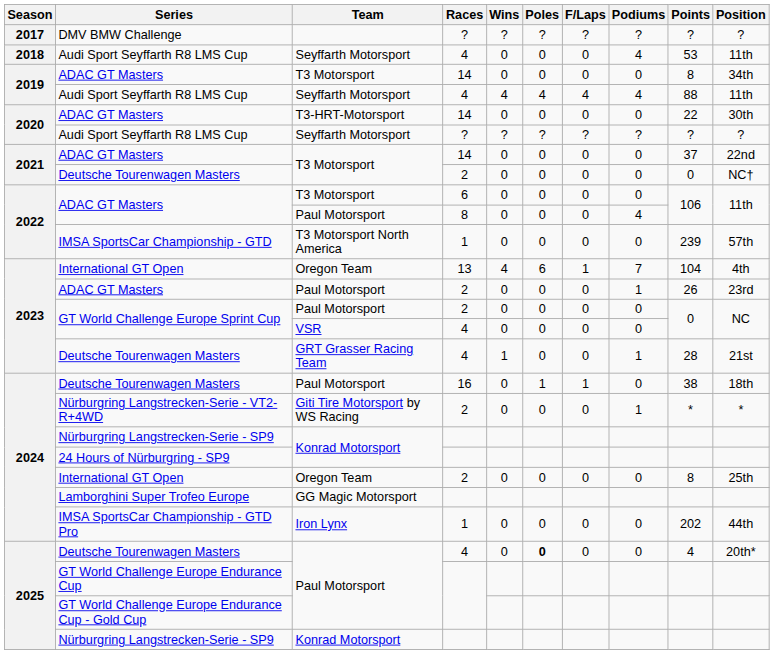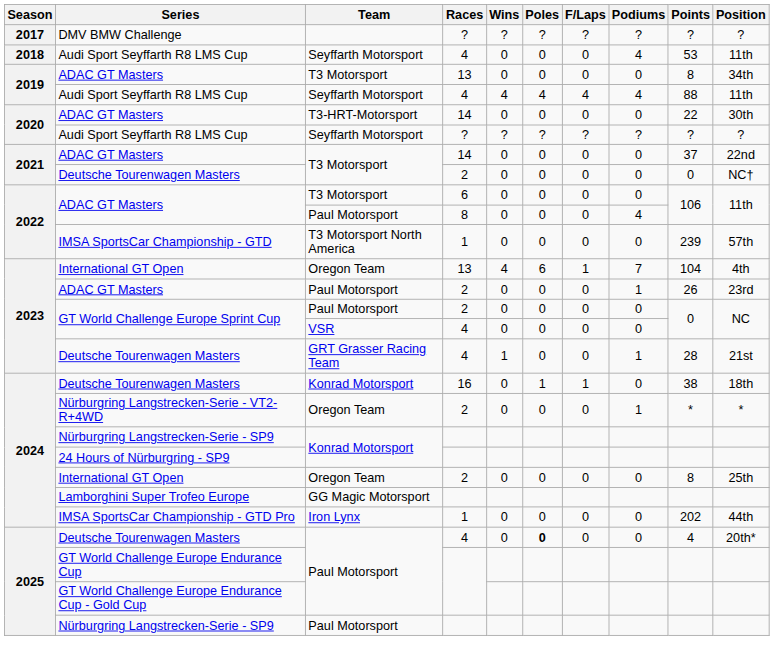(465, 75) 14 -> (465, 75) 13
(340, 383) Paul Motorsport -> (361, 383) Konrad Motorsport
(358, 410) Giti Tire Motorsport by WS Racing -> (347, 410) Oregon Team
(348, 640) Konrad Motorsport -> (353, 626) Paul Motorsport
